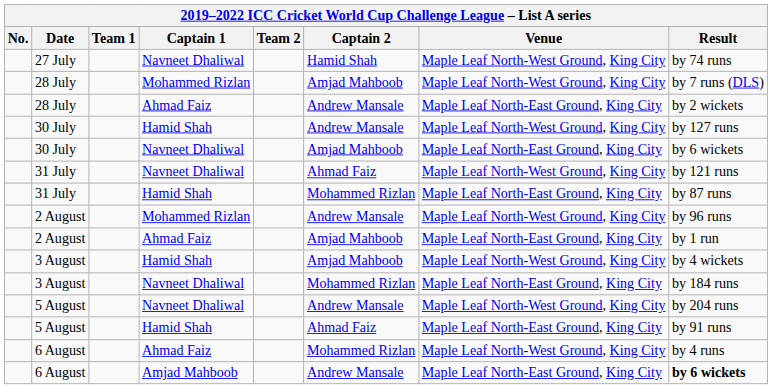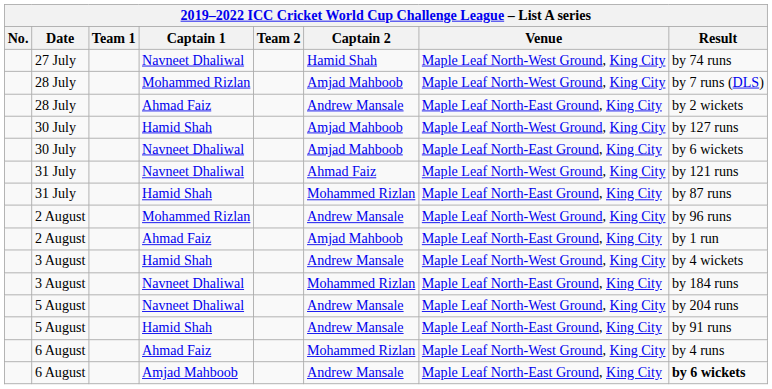(355, 127) Andrew Mansale -> (355, 127) Amjad Mahboob
(355, 261) Amjad Mahboob -> (355, 261) Andrew Mansale
(342, 328) Ahmad Faiz -> (355, 328) Andrew Mansale
